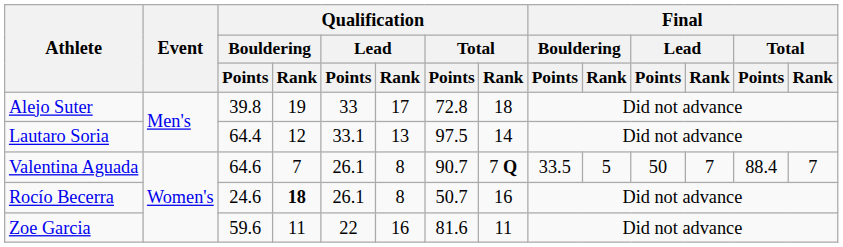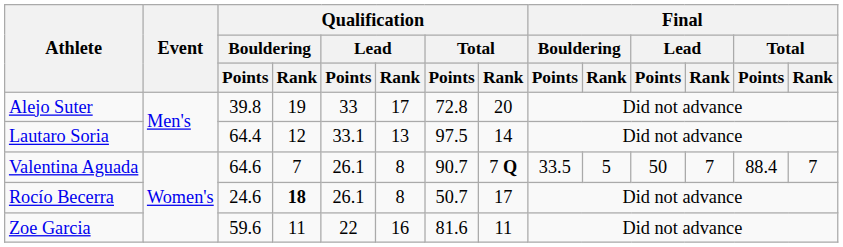(503, 107) 18 -> (503, 107) 20
(503, 197) 16 -> (503, 197) 17
